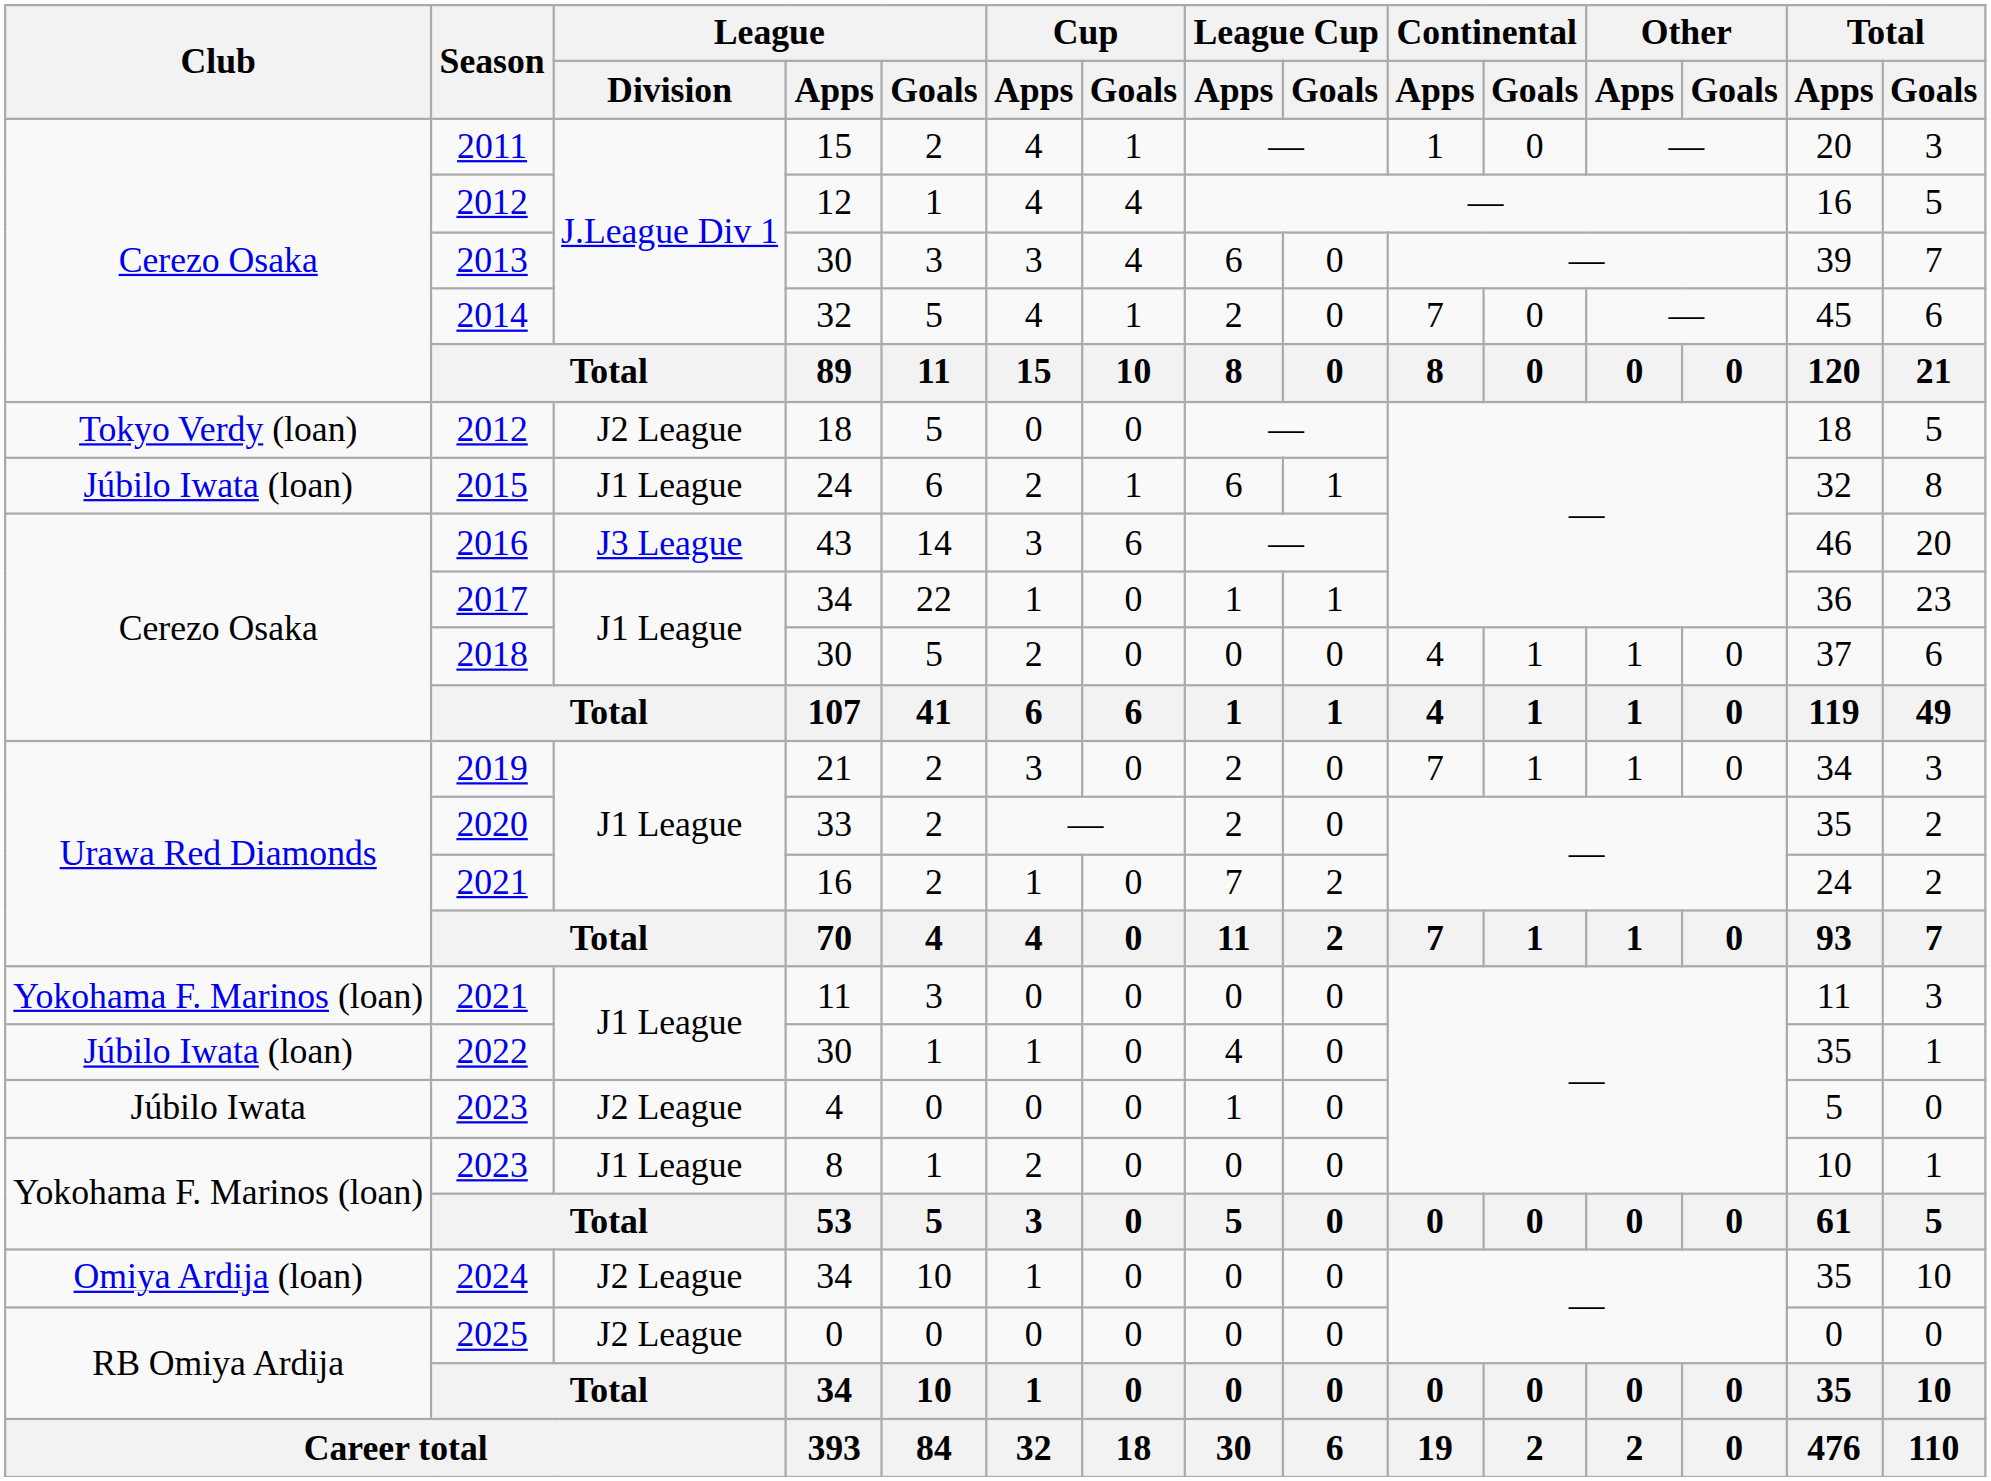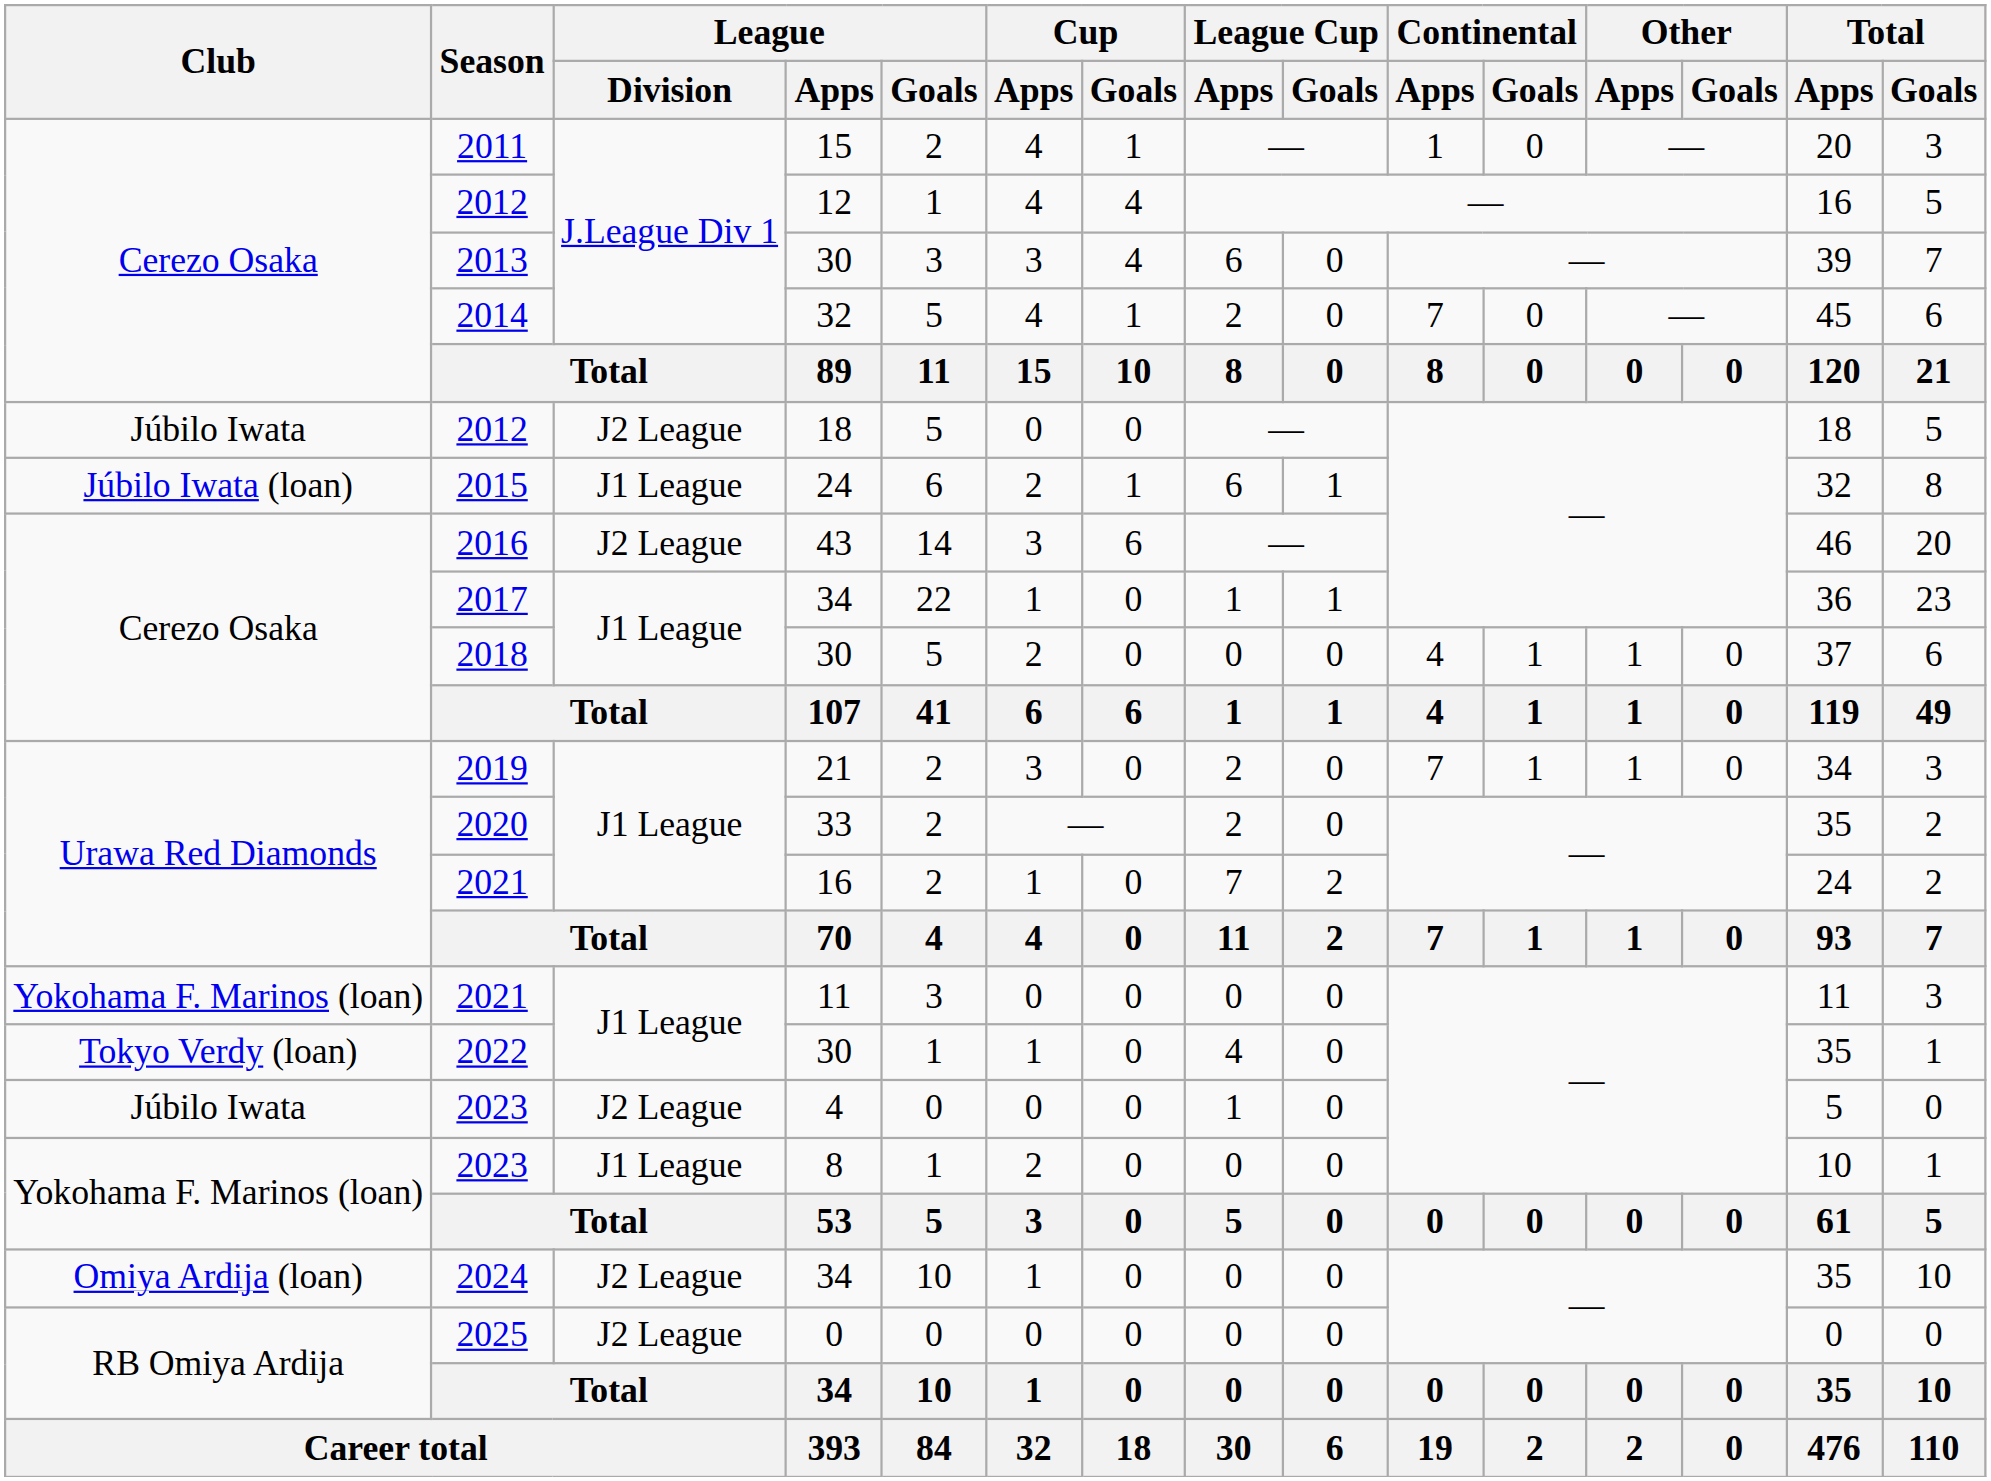(218, 428) Tokyo Verdy (loan) -> (218, 428) Júbilo Iwata
(670, 542) J3 League -> (670, 542) J2 League
(218, 1051) Júbilo Iwata (loan) -> (218, 1051) Tokyo Verdy (loan)
